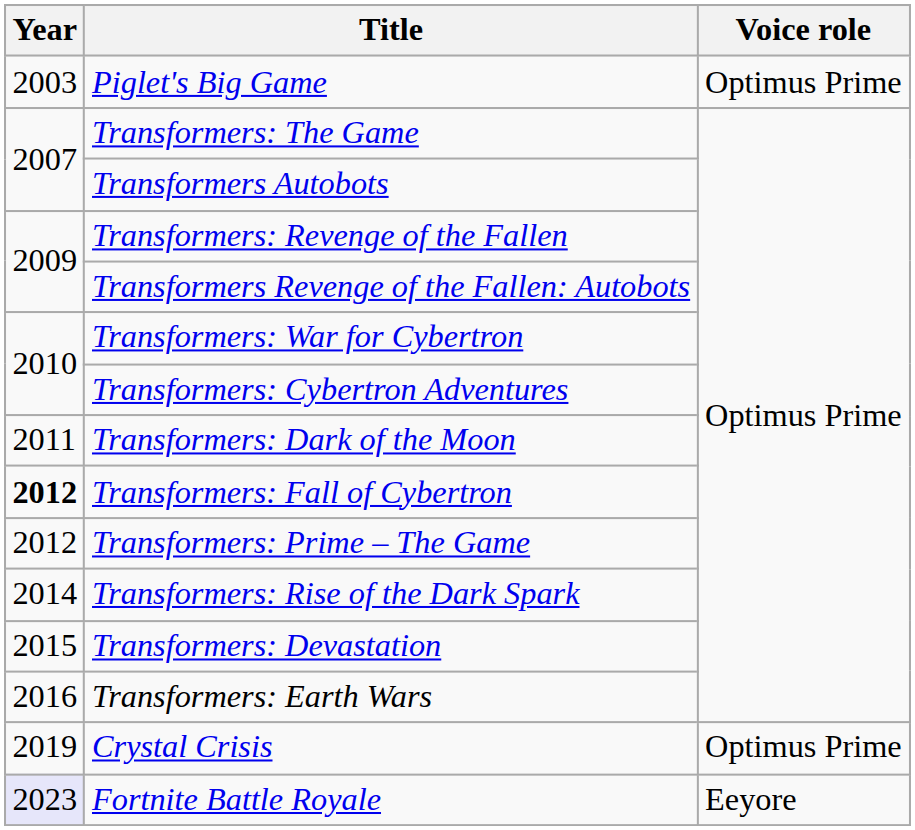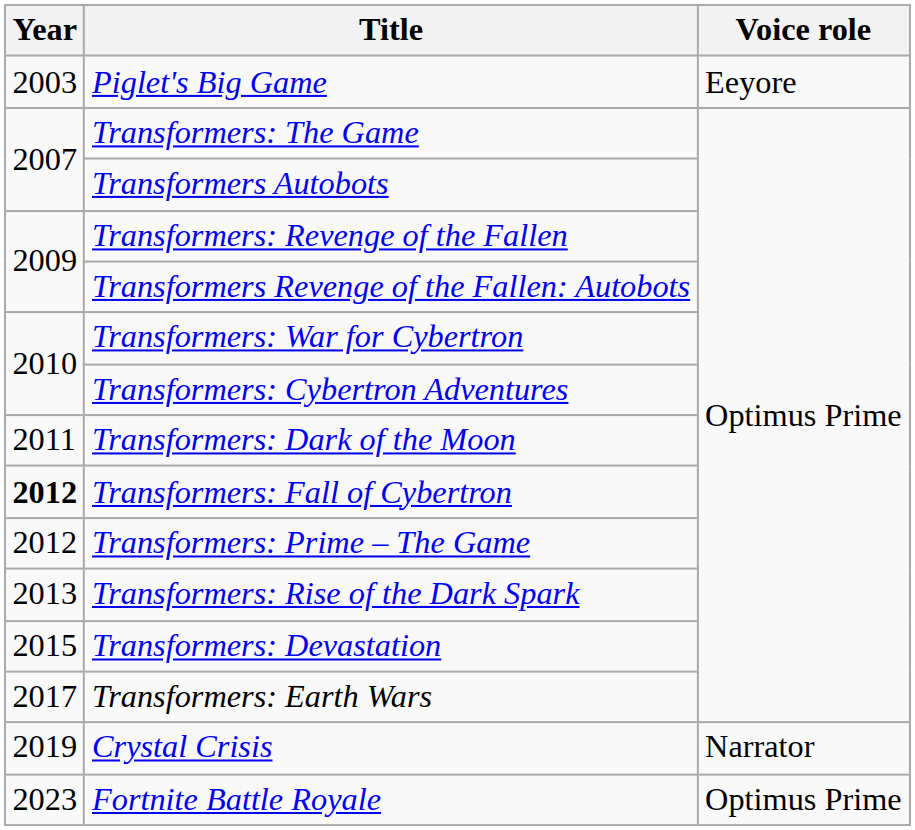(803, 81) Optimus Prime -> (751, 81) Eeyore
(45, 593) 2014 -> (45, 593) 2013
(45, 696) 2016 -> (45, 696) 2017
(803, 747) Optimus Prime -> (760, 747) Narrator
(45, 798) lavender background -> (45, 798) no background
(751, 798) Eeyore -> (803, 798) Optimus Prime
